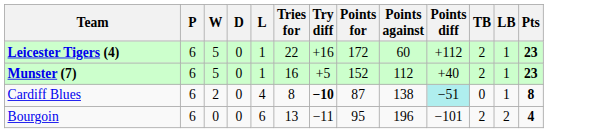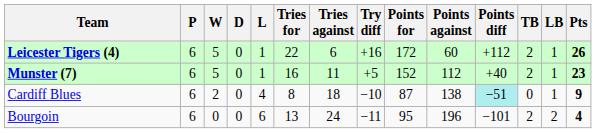+ column: (333, 22)
(531, 52) 23 -> (579, 52) 26
(323, 95) bold -> (371, 95) normal
(531, 95) 8 -> (579, 95) 9
